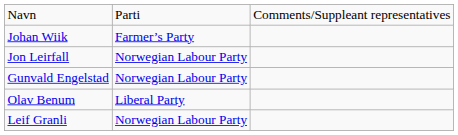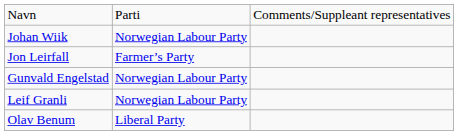(155, 36) Farmer’s Party -> (181, 36) Norwegian Labour Party
(181, 57) Norwegian Labour Party -> (155, 57) Farmer’s Party
rows swapped: (37, 120) <-> (41, 99)
